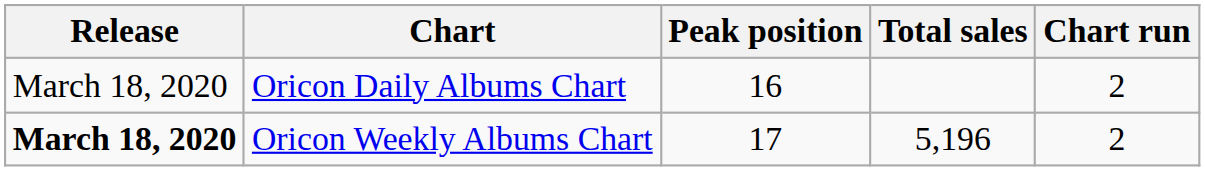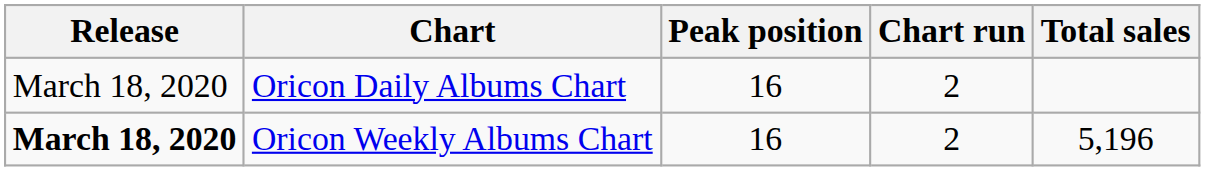columns swapped: (1117, 31) <-> (953, 31)
(765, 138) 17 -> (765, 138) 16
